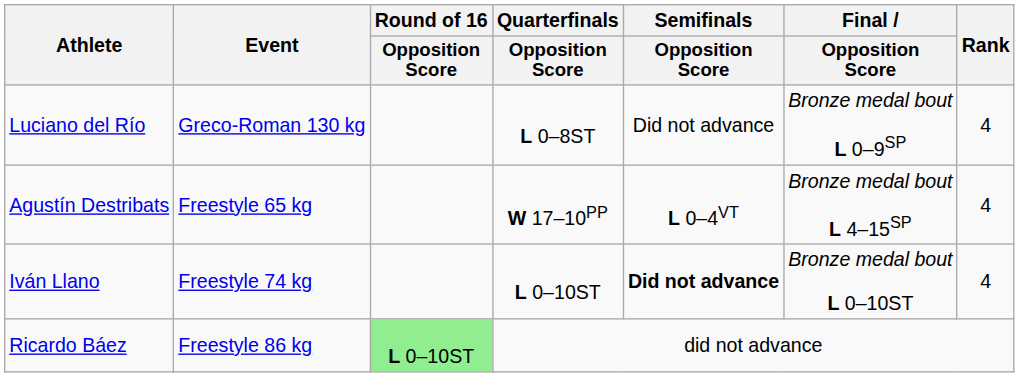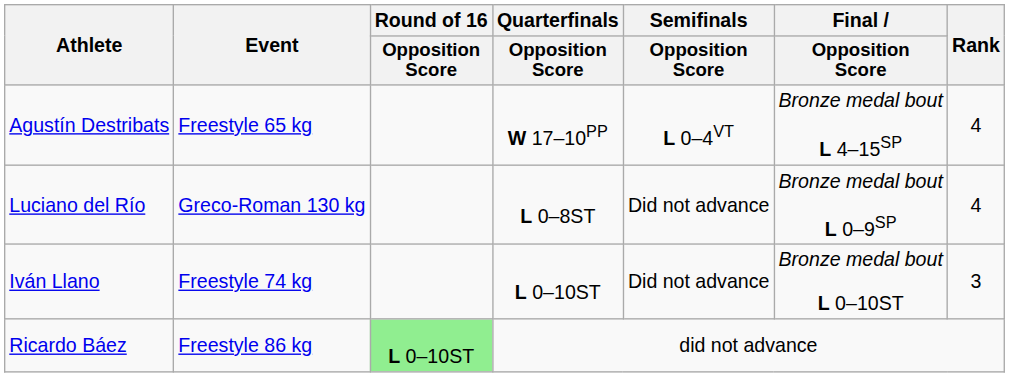rows swapped: (77, 125) <-> (89, 205)
(703, 282) bold -> (699, 282) normal
(986, 282) 4 -> (976, 282) 3
